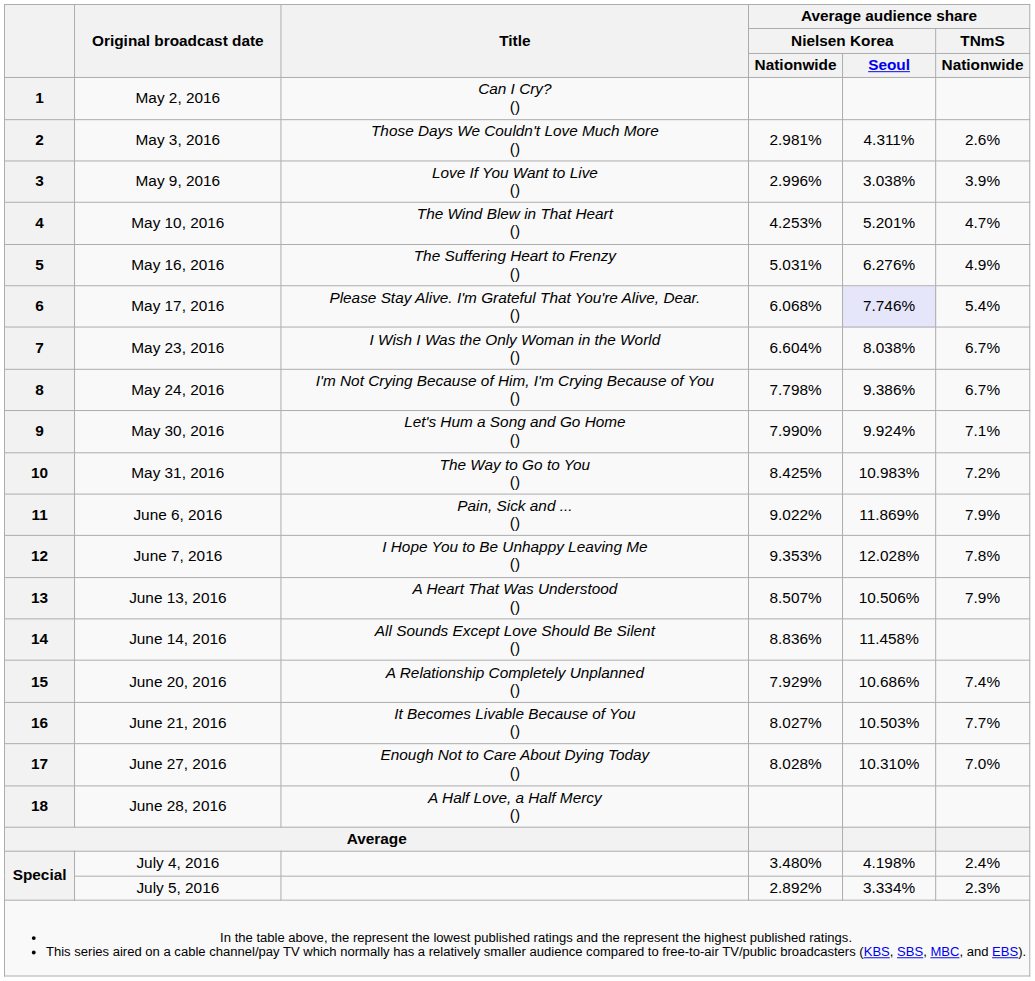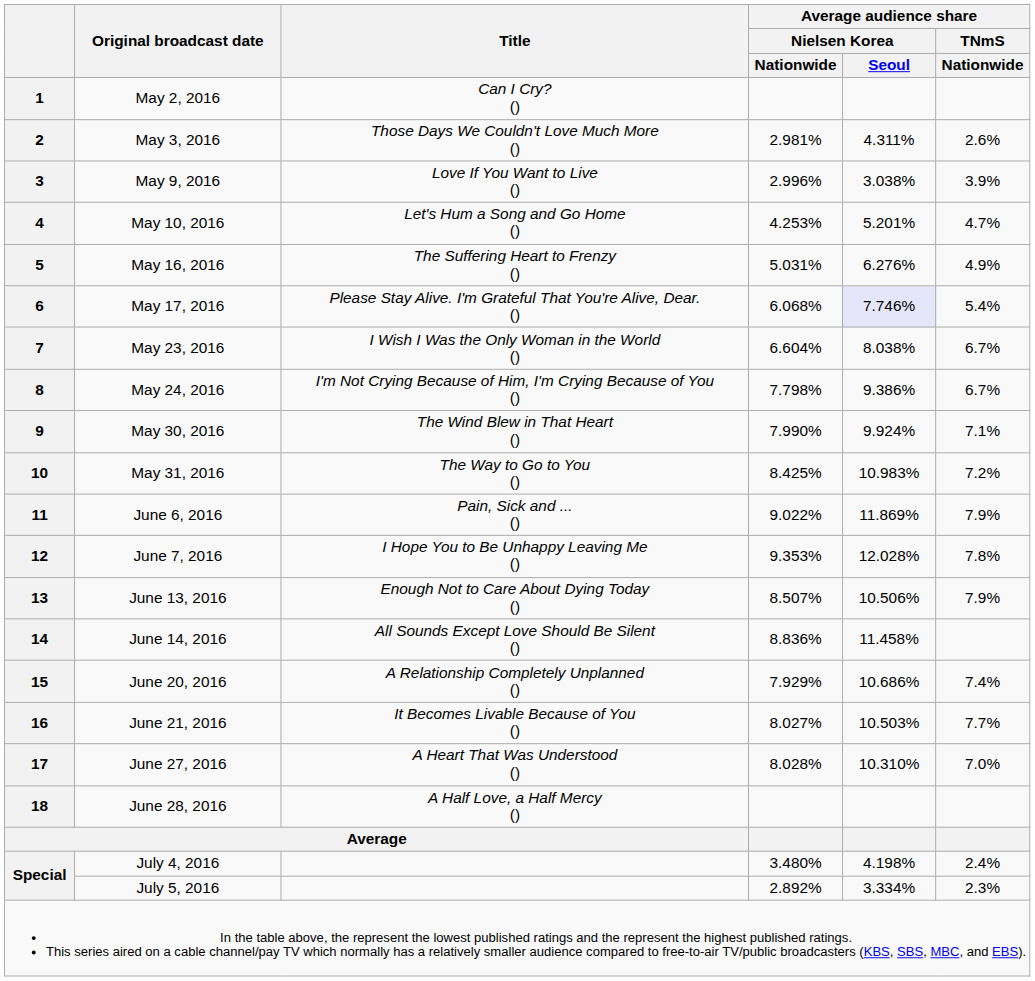(515, 223) The Wind Blew in That Heart () -> (515, 223) Let's Hum a Song and Go Home ()
(515, 431) Let's Hum a Song and Go Home () -> (515, 431) The Wind Blew in That Heart ()
(515, 598) A Heart That Was Understood () -> (515, 598) Enough Not to Care About Dying Today ()
(515, 764) Enough Not to Care About Dying Today () -> (515, 764) A Heart That Was Understood ()
